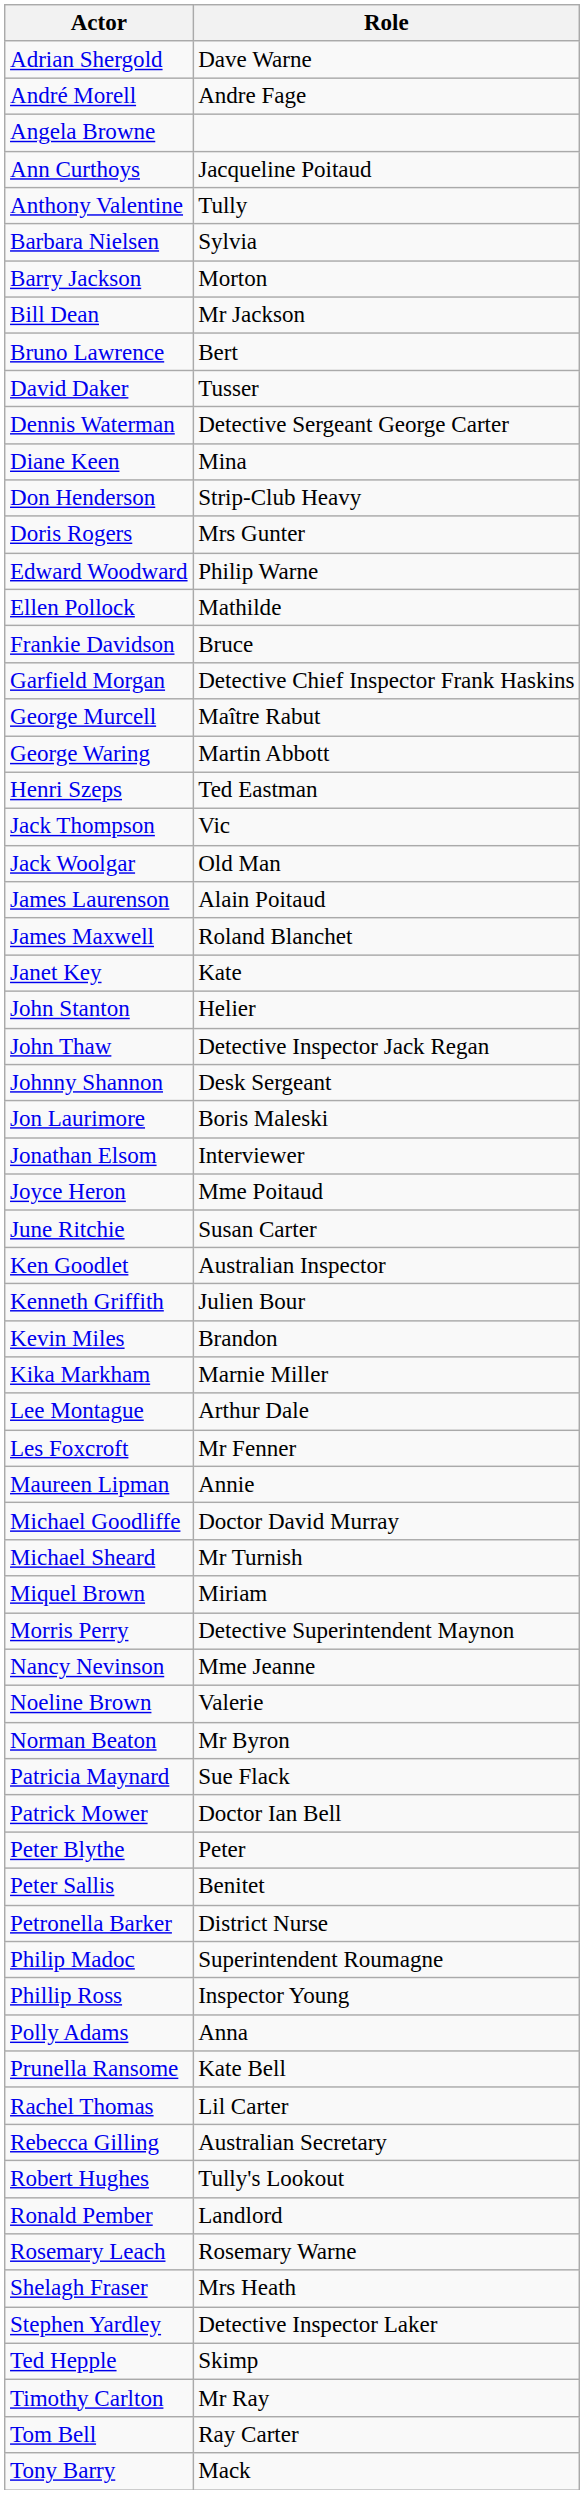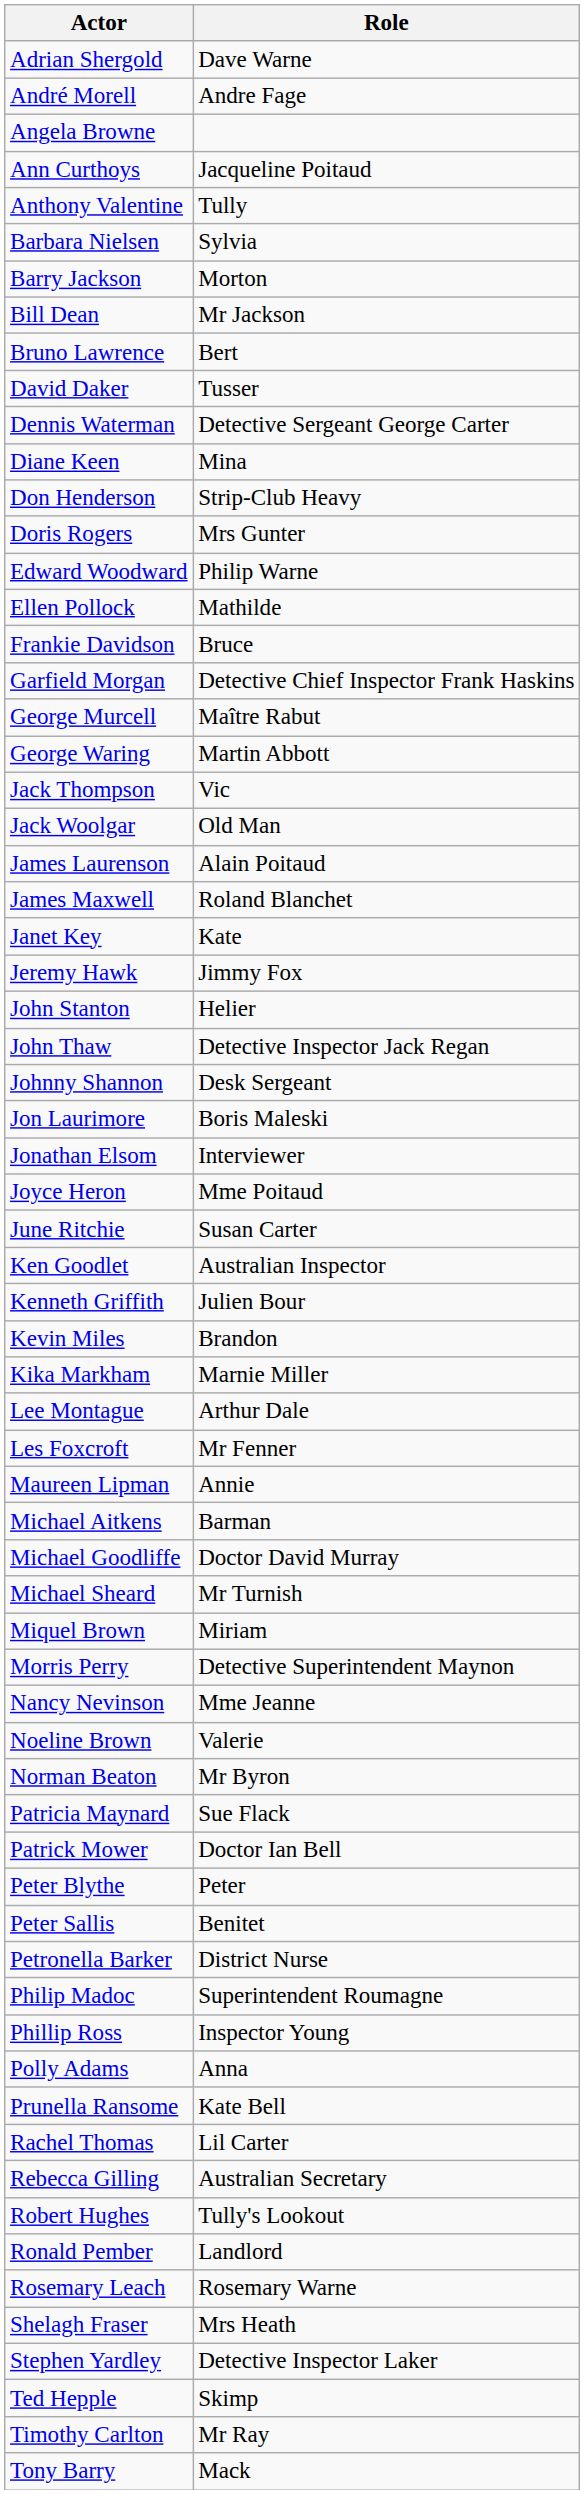- row: (66, 790)
+ row: (74, 972)
+ row: (86, 1520)
- row: (53, 2434)
